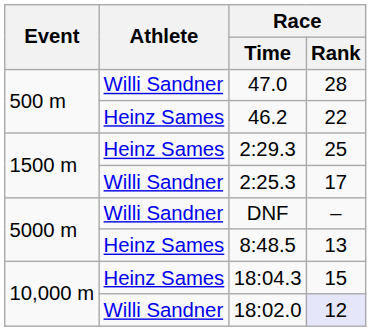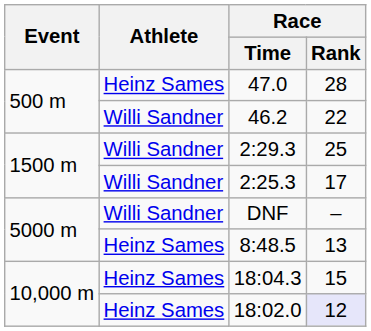(163, 85) Willi Sandner -> (164, 85) Heinz Sames
(164, 117) Heinz Sames -> (163, 117) Willi Sandner
(164, 149) Heinz Sames -> (163, 149) Willi Sandner
(163, 310) Willi Sandner -> (164, 310) Heinz Sames
